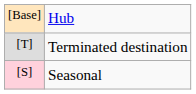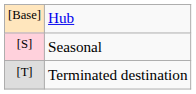rows swapped: (75, 75) <-> (118, 46)
